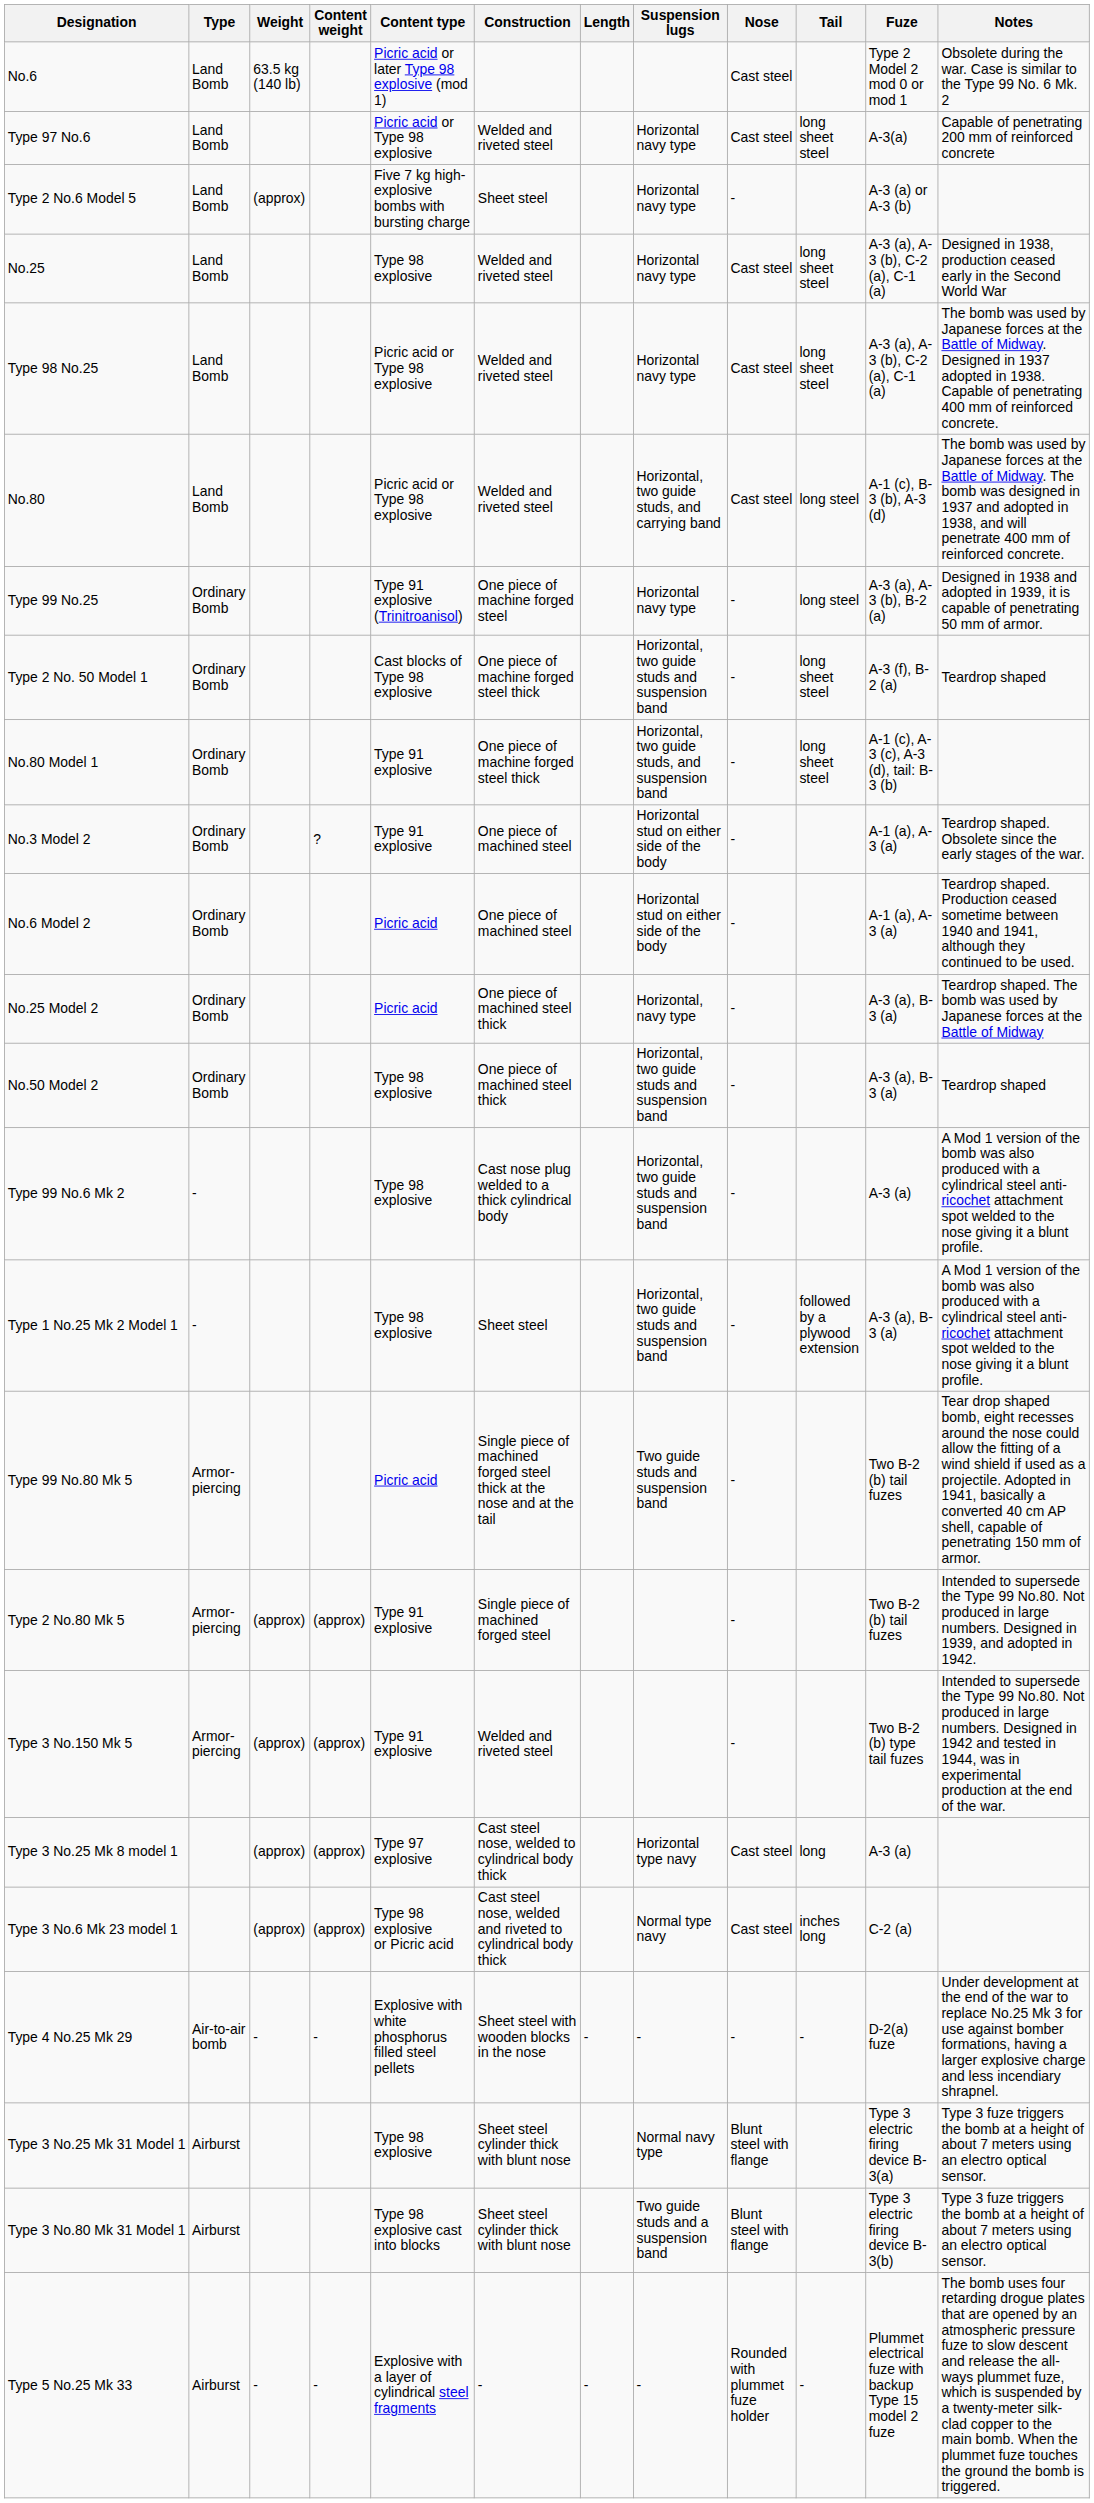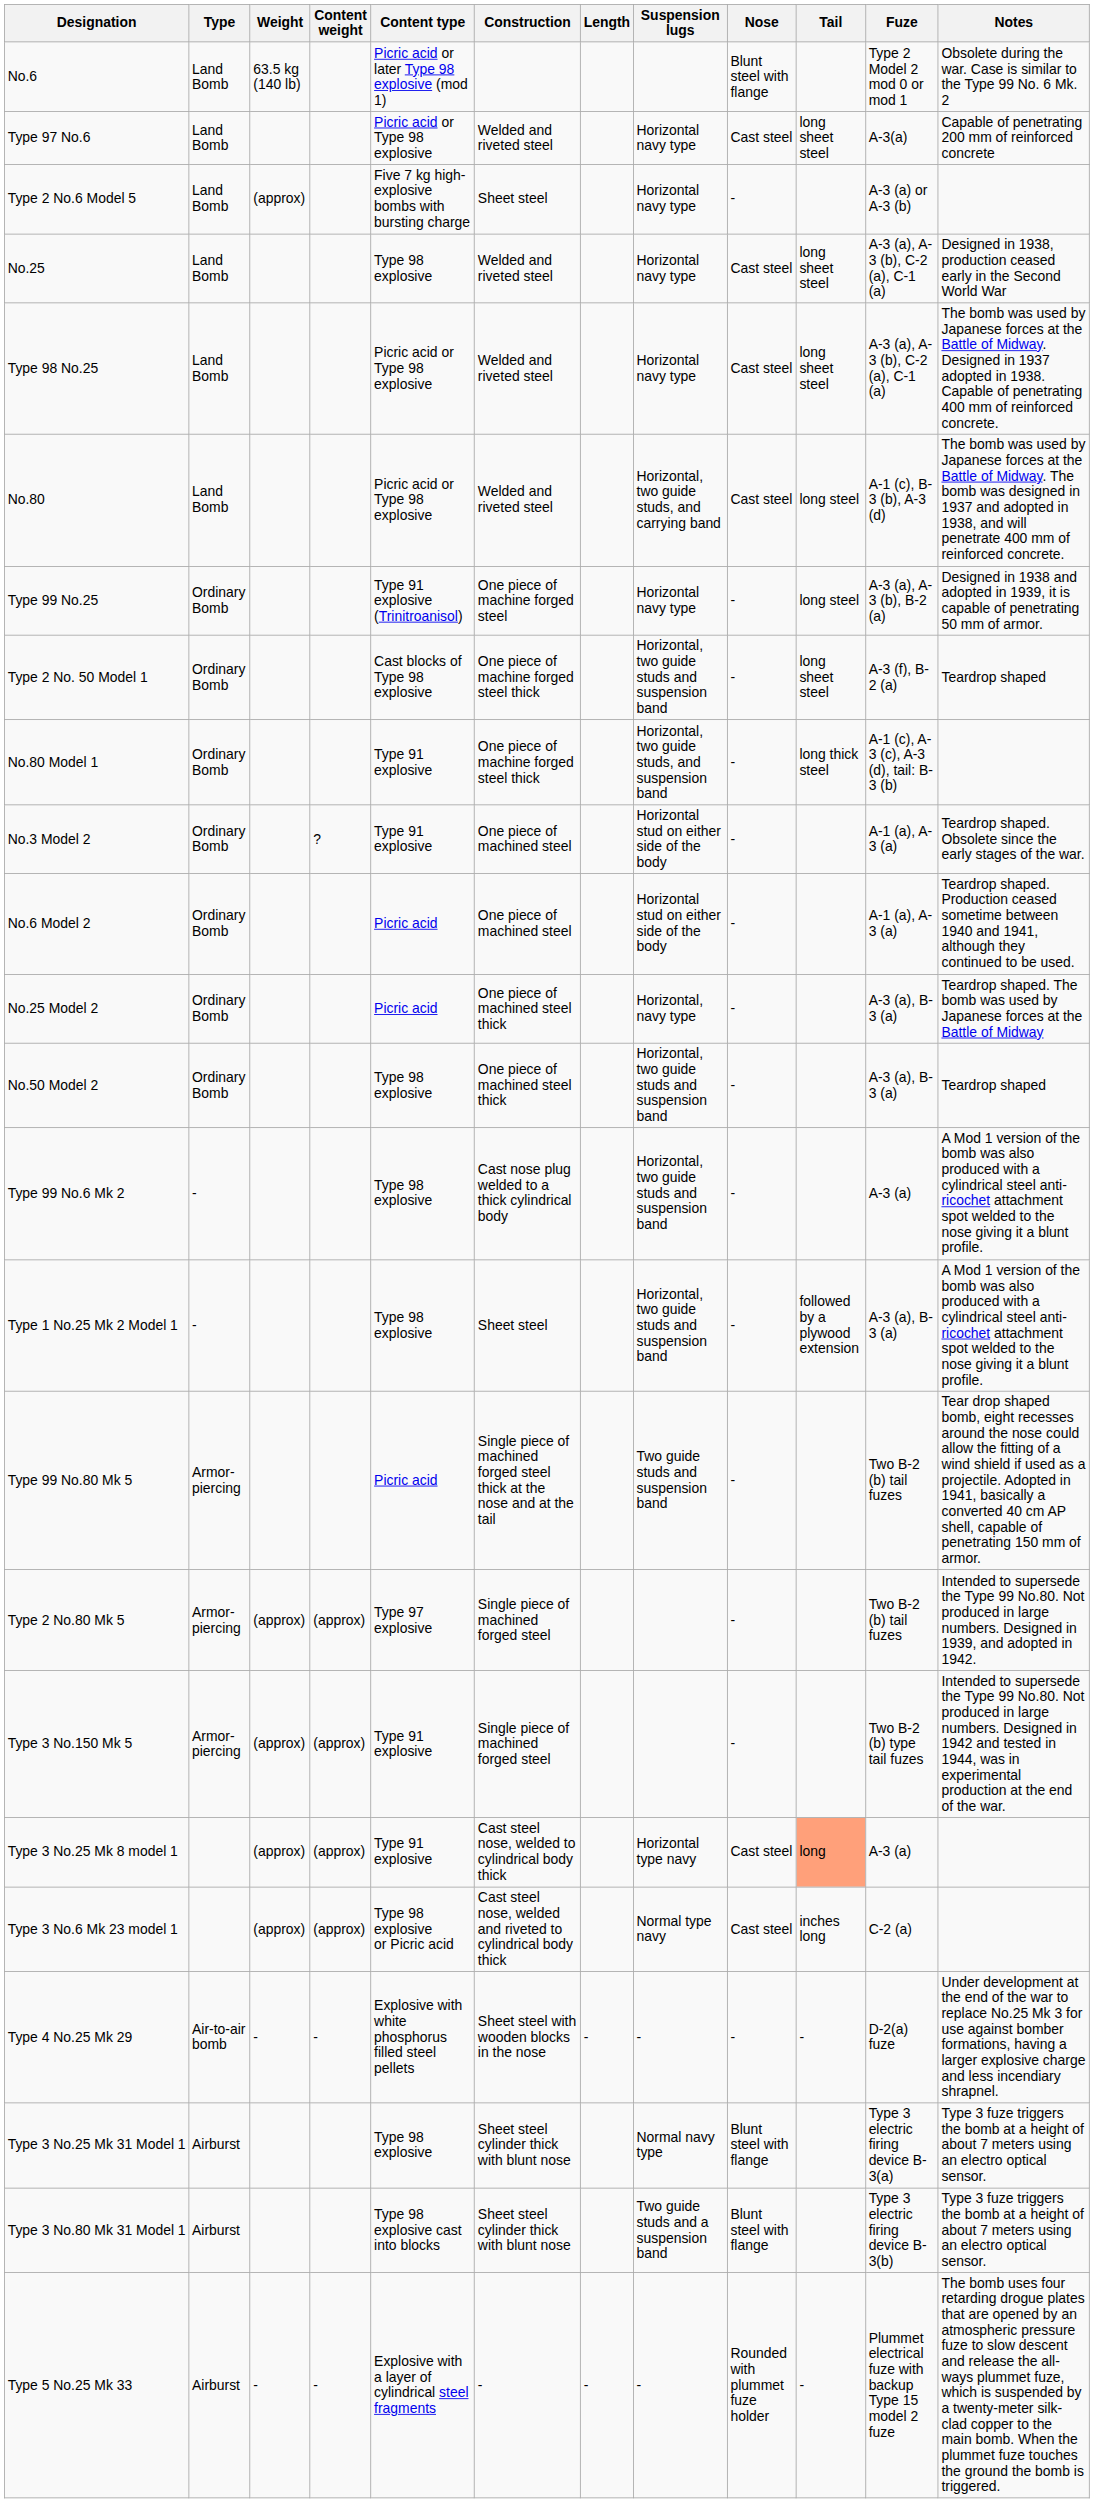(761, 76) Cast steel -> (759, 76) Blunt steel with flange
(816, 762) long sheet steel -> (829, 762) long thick steel
(403, 1620) Type 91 explosive -> (403, 1620) Type 97 explosive
(515, 1744) Welded and riveted steel -> (524, 1744) Single piece of machined forged steel
(403, 1852) Type 97 explosive -> (403, 1852) Type 91 explosive
(813, 1852) no background -> (813, 1852) lightsalmon background
